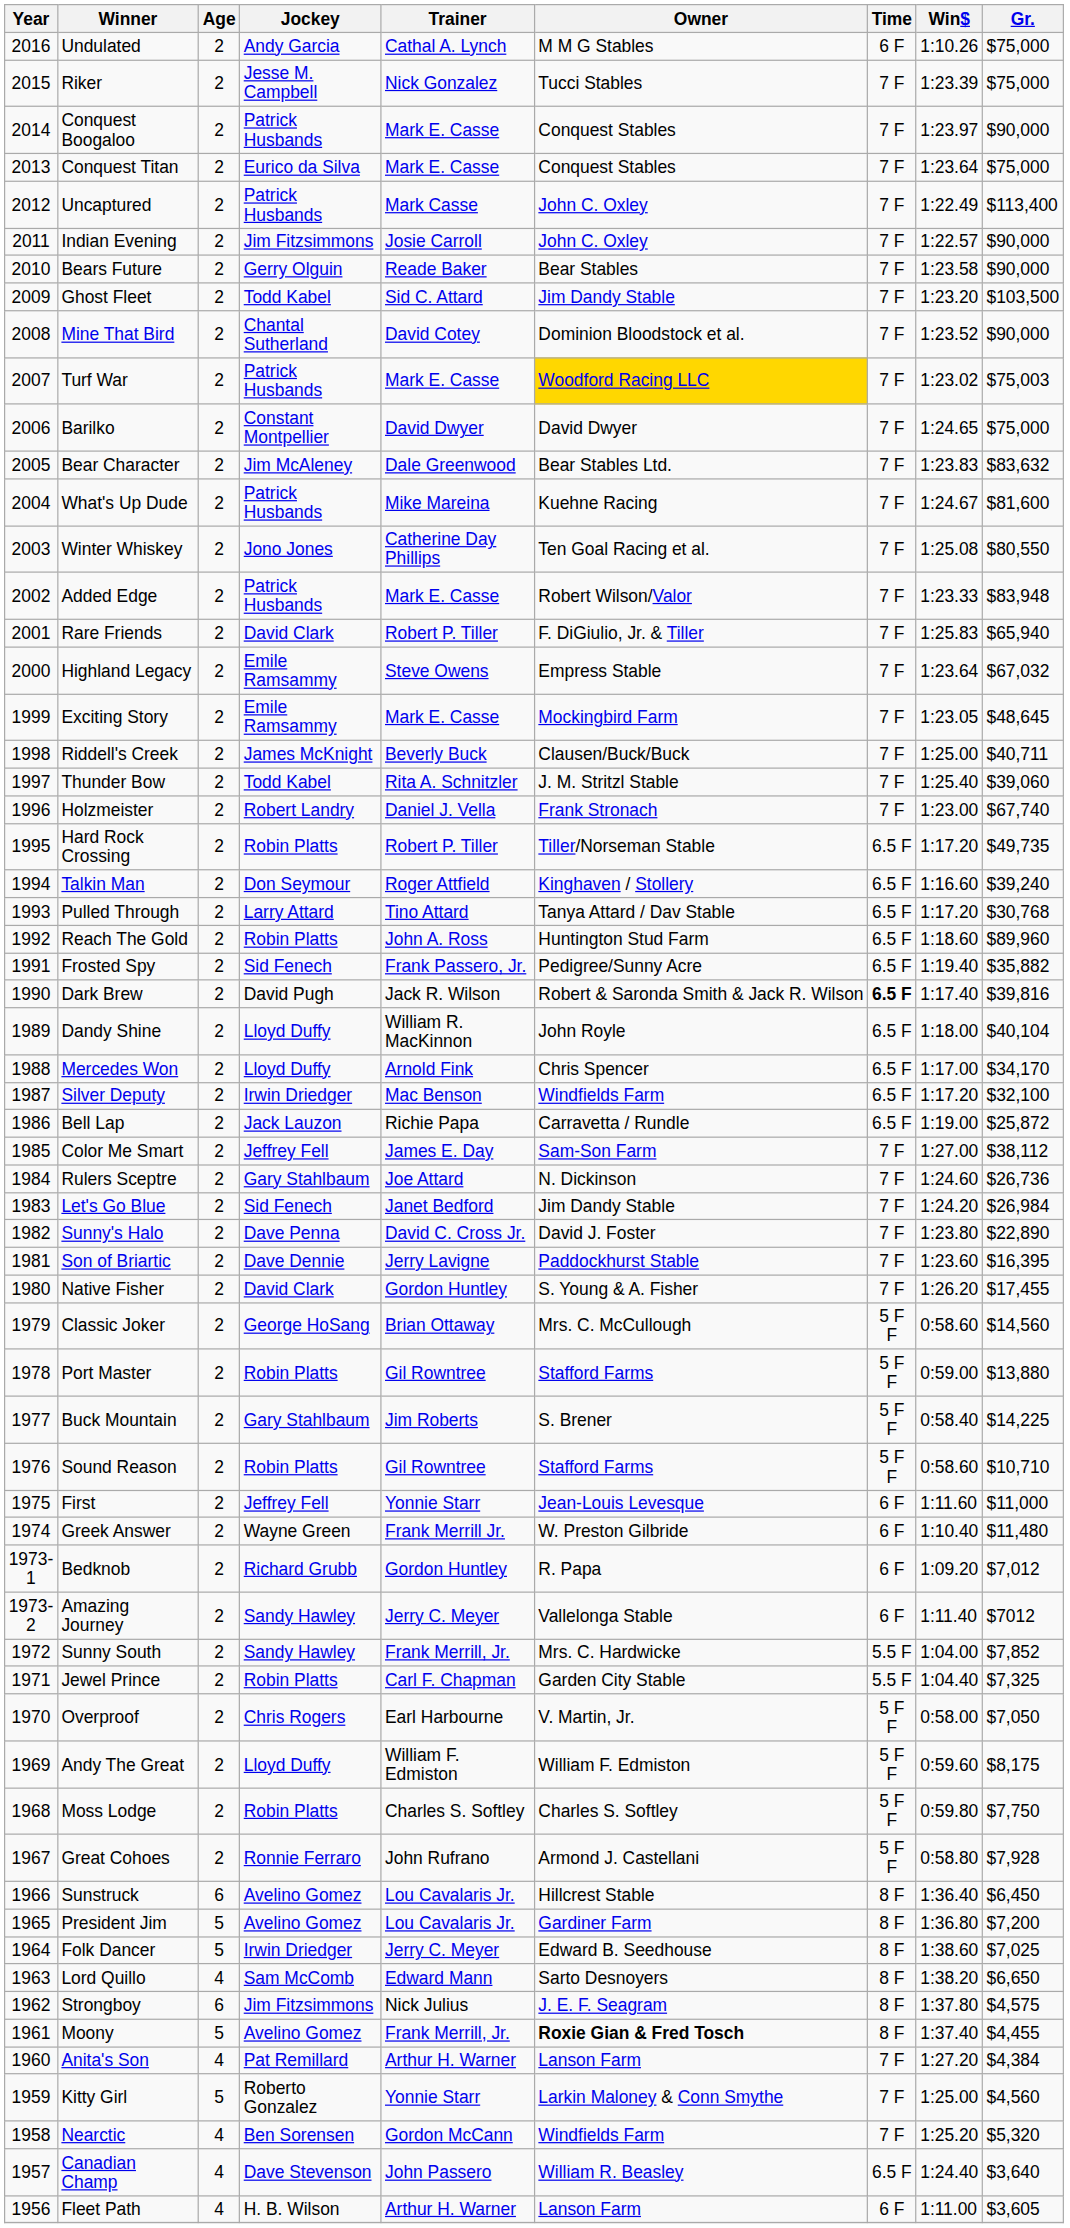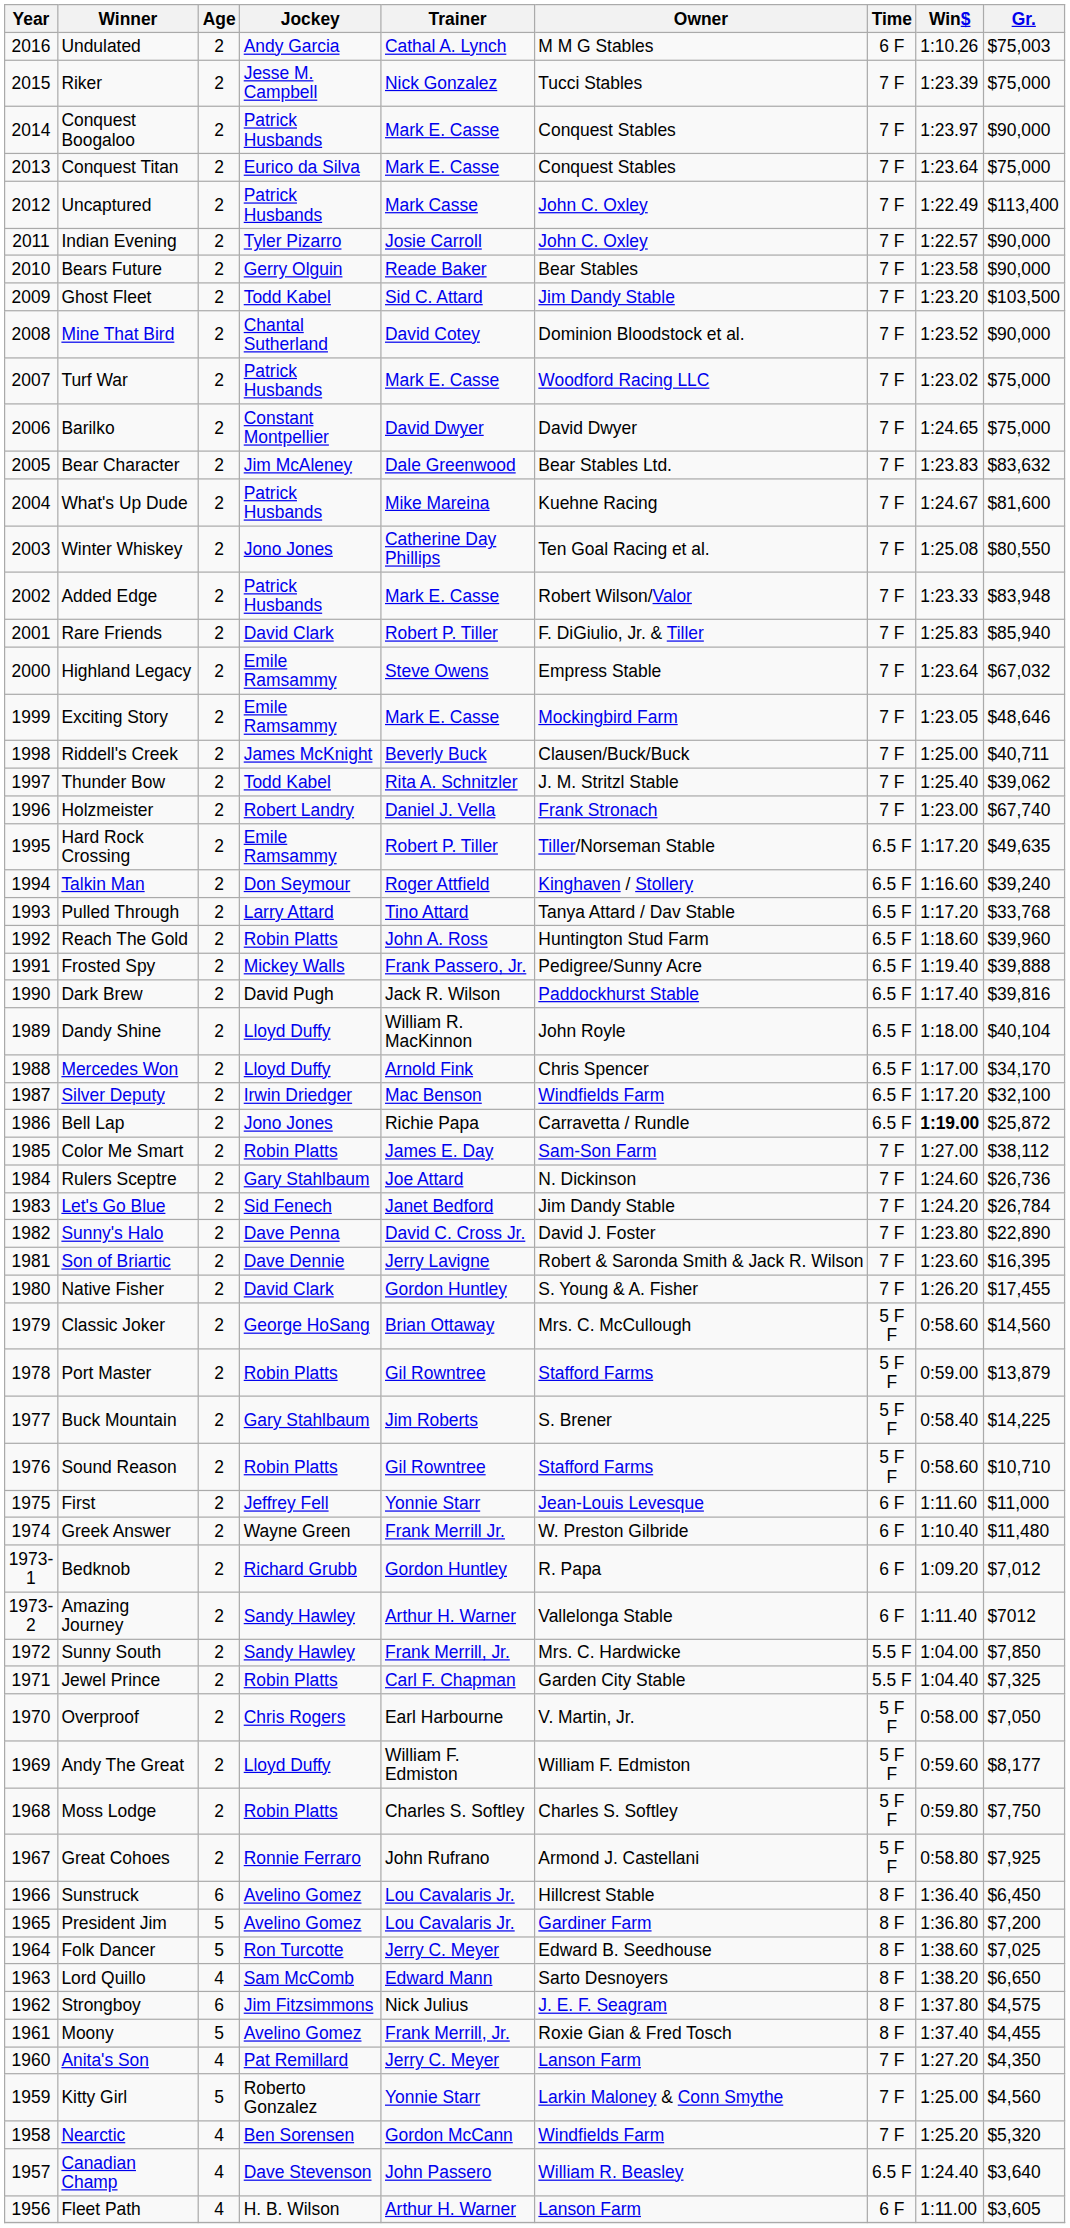(1018, 46) $75,000 -> (1019, 46) $75,003
(309, 242) Jim Fitzsimmons -> (293, 242) Tyler Pizarro
(624, 381) gold background -> (624, 381) no background
(1018, 381) $75,003 -> (1019, 381) $75,000
(1018, 633) $65,940 -> (1019, 633) $85,940
(1018, 718) $48,645 -> (1019, 718) $48,646
(1018, 782) $39,060 -> (1019, 782) $39,062
(291, 847) Robin Platts -> (290, 847) Emile Ramsammy
(1018, 847) $49,735 -> (1019, 847) $49,635
(1018, 912) $30,768 -> (1019, 912) $33,768
(1018, 939) $89,960 -> (1019, 939) $39,960
(288, 967) Sid Fenech -> (294, 967) Mickey Walls
(1018, 967) $35,882 -> (1019, 967) $39,888
(701, 994) Robert & Saronda Smith & Jack R. Wilson -> (619, 994) Paddockhurst Stable
(892, 994) bold -> (892, 994) normal
(293, 1124) Jack Lauzon -> (288, 1124) Jono Jones
(949, 1124) normal -> (950, 1124) bold
(286, 1151) Jeffrey Fell -> (291, 1151) Robin Platts
(1018, 1206) $26,984 -> (1019, 1206) $26,784
(619, 1261) Paddockhurst Stable -> (701, 1261) Robert & Saronda Smith & Jack R. Wilson
(1018, 1373) $13,880 -> (1019, 1373) $13,879
(442, 1616) Jerry C. Meyer -> (450, 1616) Arthur H. Warner
(1013, 1653) $7,852 -> (1014, 1653) $7,850
(1013, 1764) $8,175 -> (1014, 1764) $8,177
(1013, 1858) $7,928 -> (1014, 1858) $7,925
(298, 1951) Irwin Driedger -> (294, 1951) Ron Turcotte
(641, 2033) bold -> (635, 2033) normal
(450, 2061) Arthur H. Warner -> (442, 2061) Jerry C. Meyer
(1013, 2061) $4,384 -> (1014, 2061) $4,350
